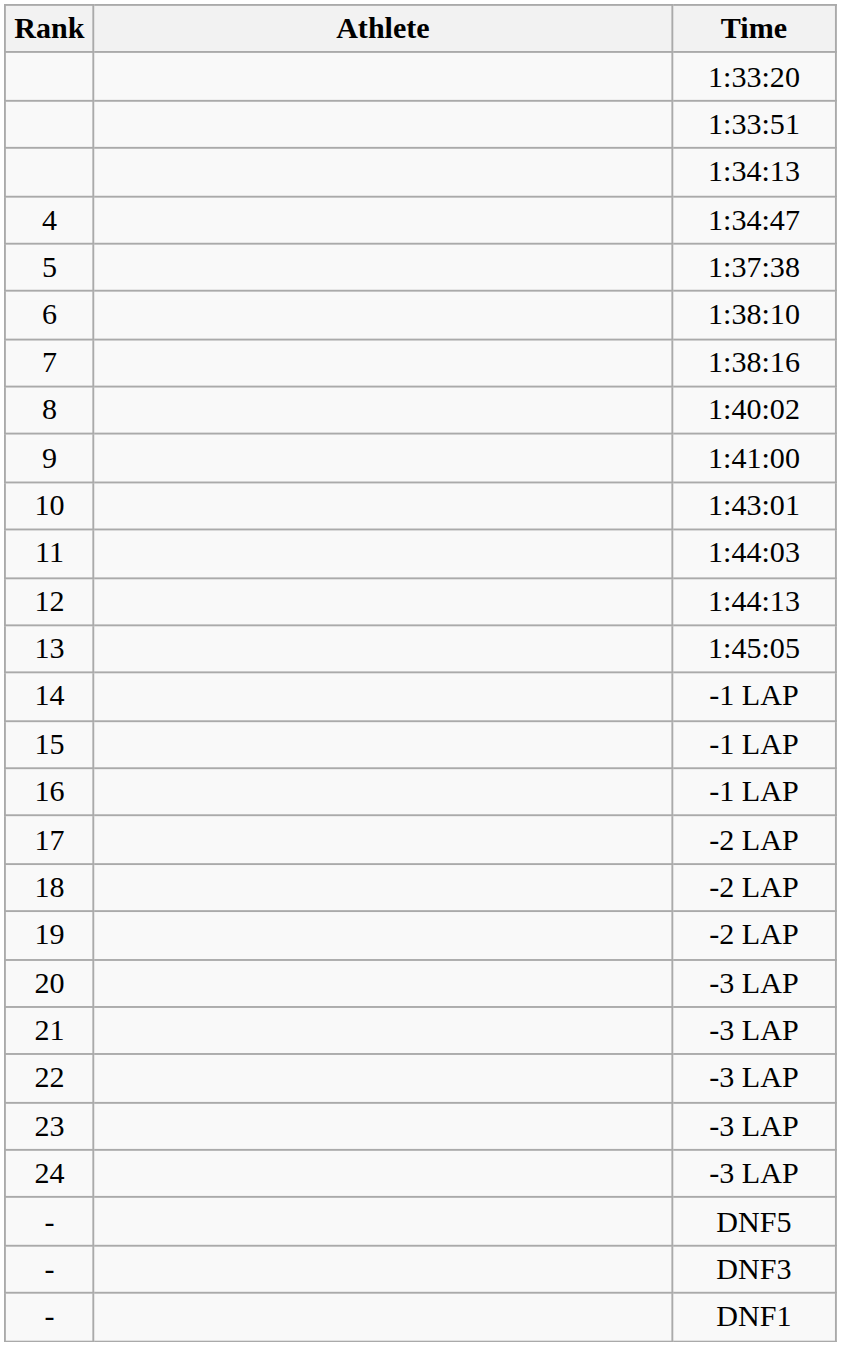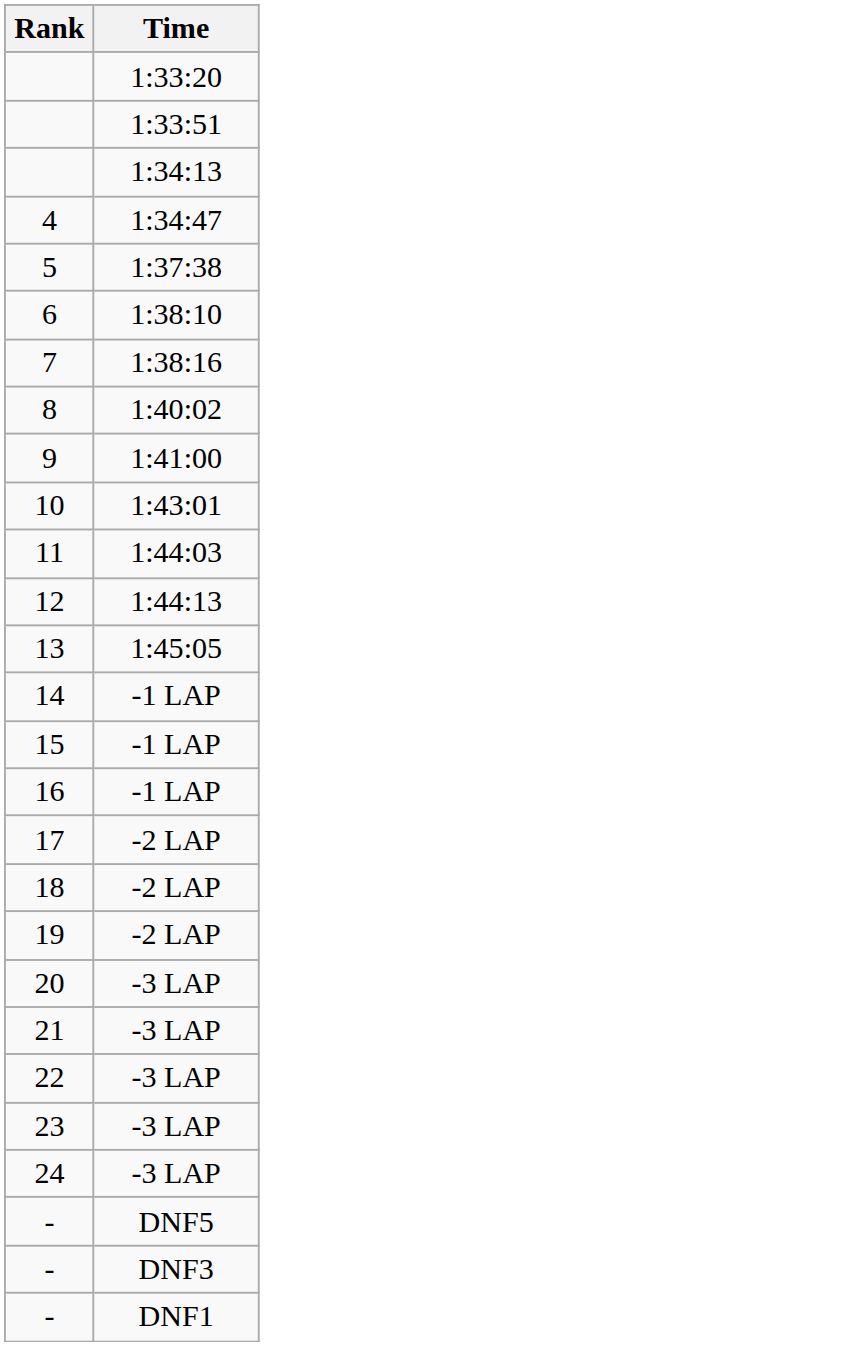- column: (383, 28)
